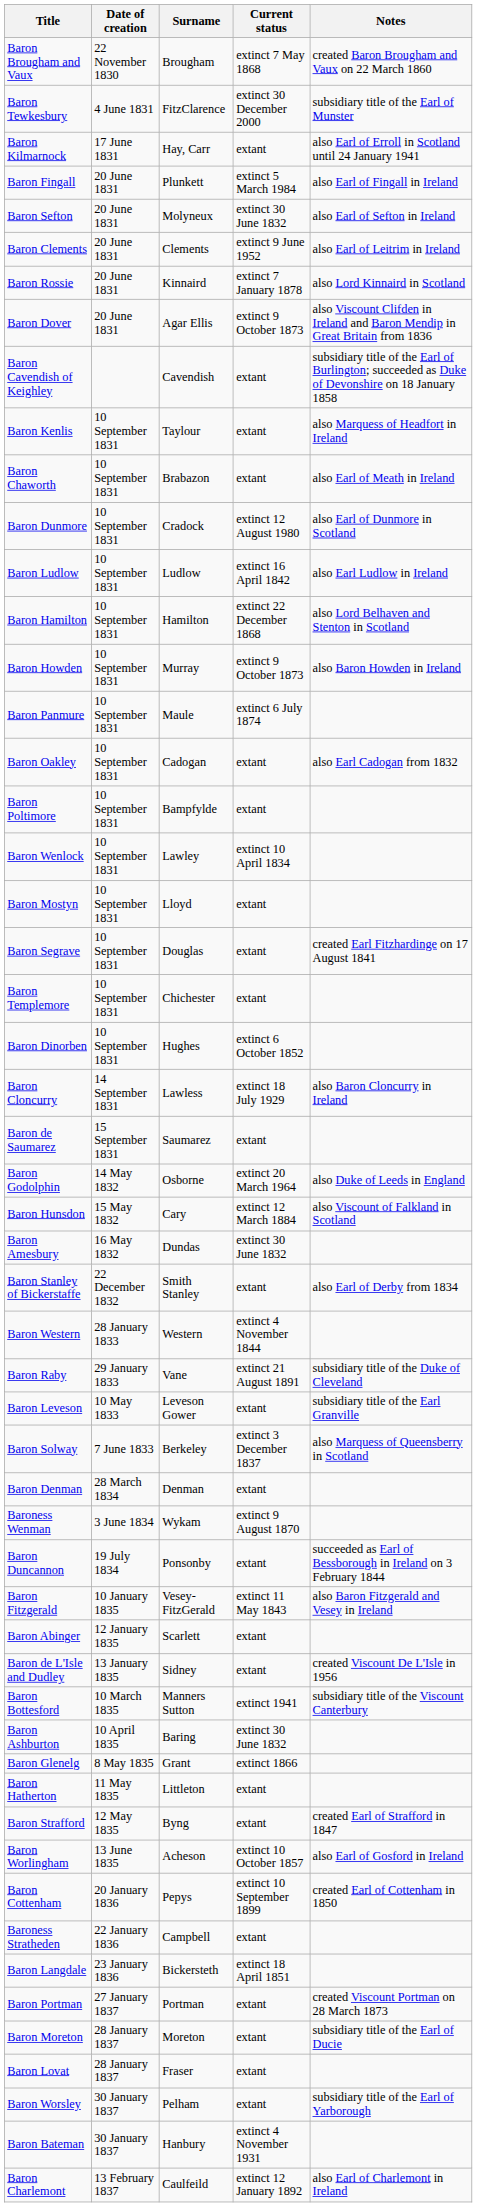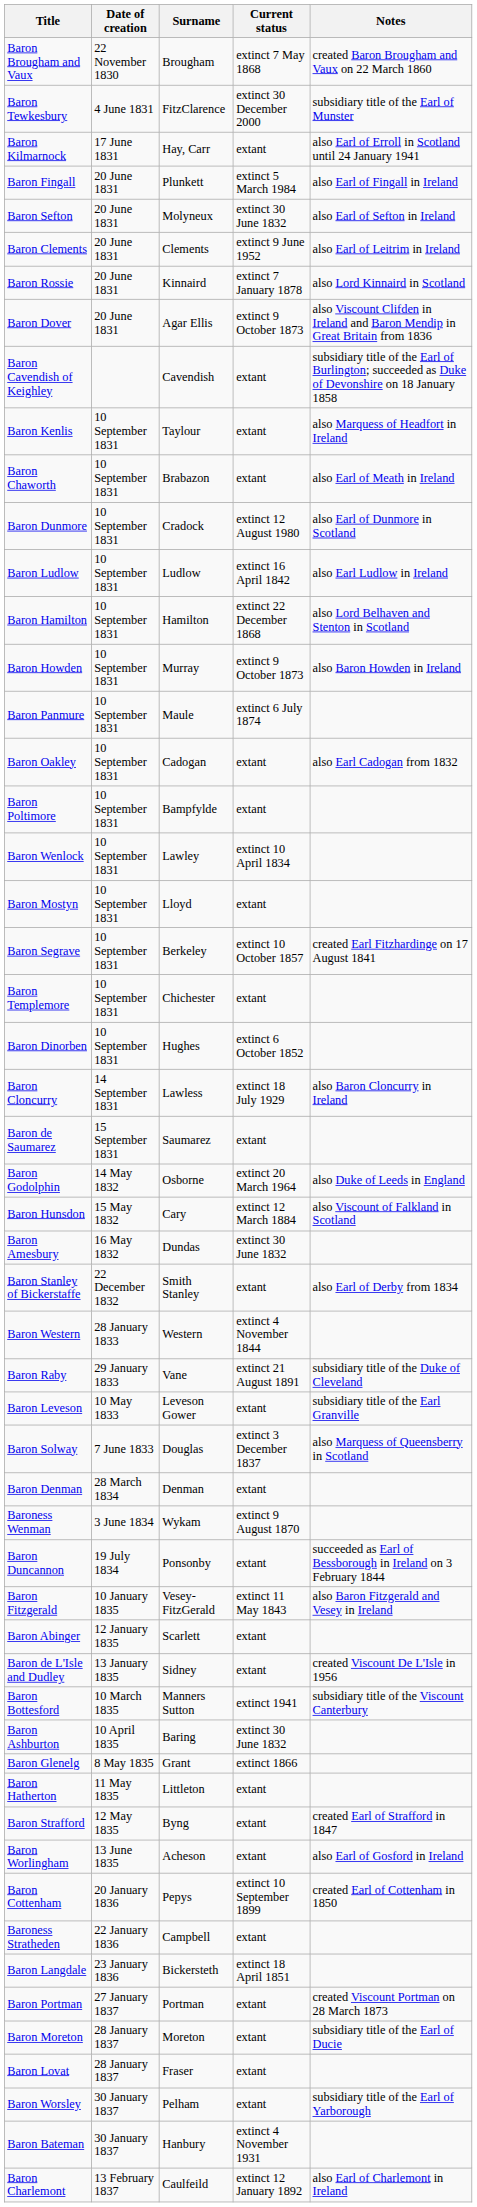(183, 951) Douglas -> (184, 951) Berkeley
(251, 951) extant -> (270, 951) extinct 10 October 1857
(184, 1449) Berkeley -> (183, 1449) Douglas
(270, 1856) extinct 10 October 1857 -> (251, 1856) extant
